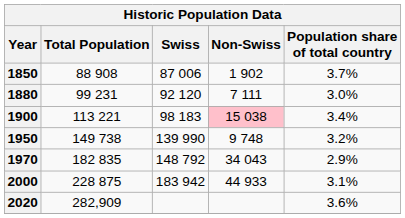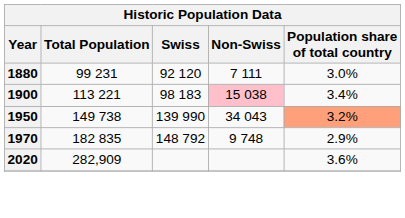- row: (23, 73)
(246, 138) 9 748 -> (246, 116) 34 043
(342, 138) no background -> (342, 116) lightsalmon background
(246, 159) 34 043 -> (246, 138) 9 748
- row: (23, 181)
